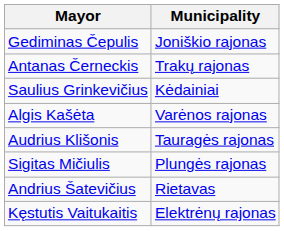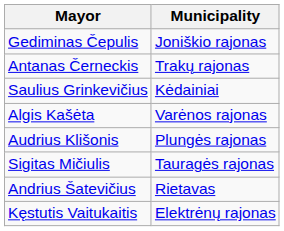(214, 139) Tauragės rajonas -> (211, 139) Plungės rajonas
(211, 164) Plungės rajonas -> (214, 164) Tauragės rajonas
